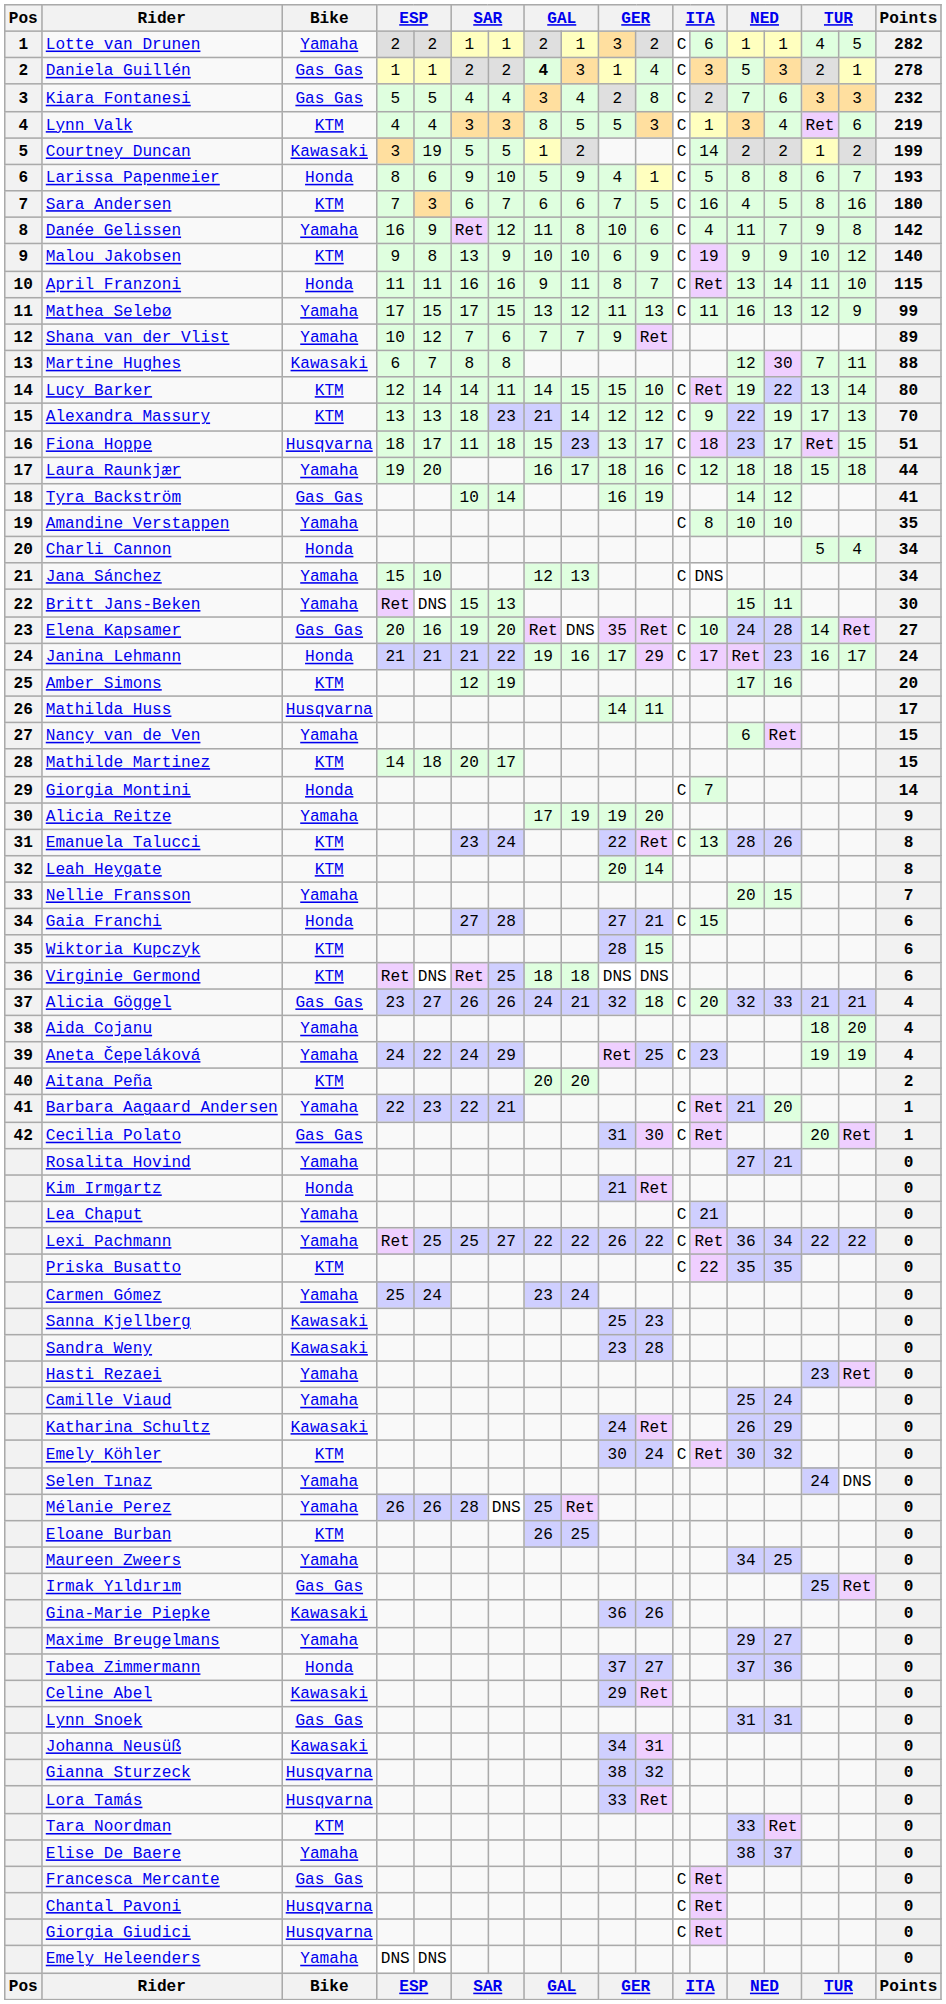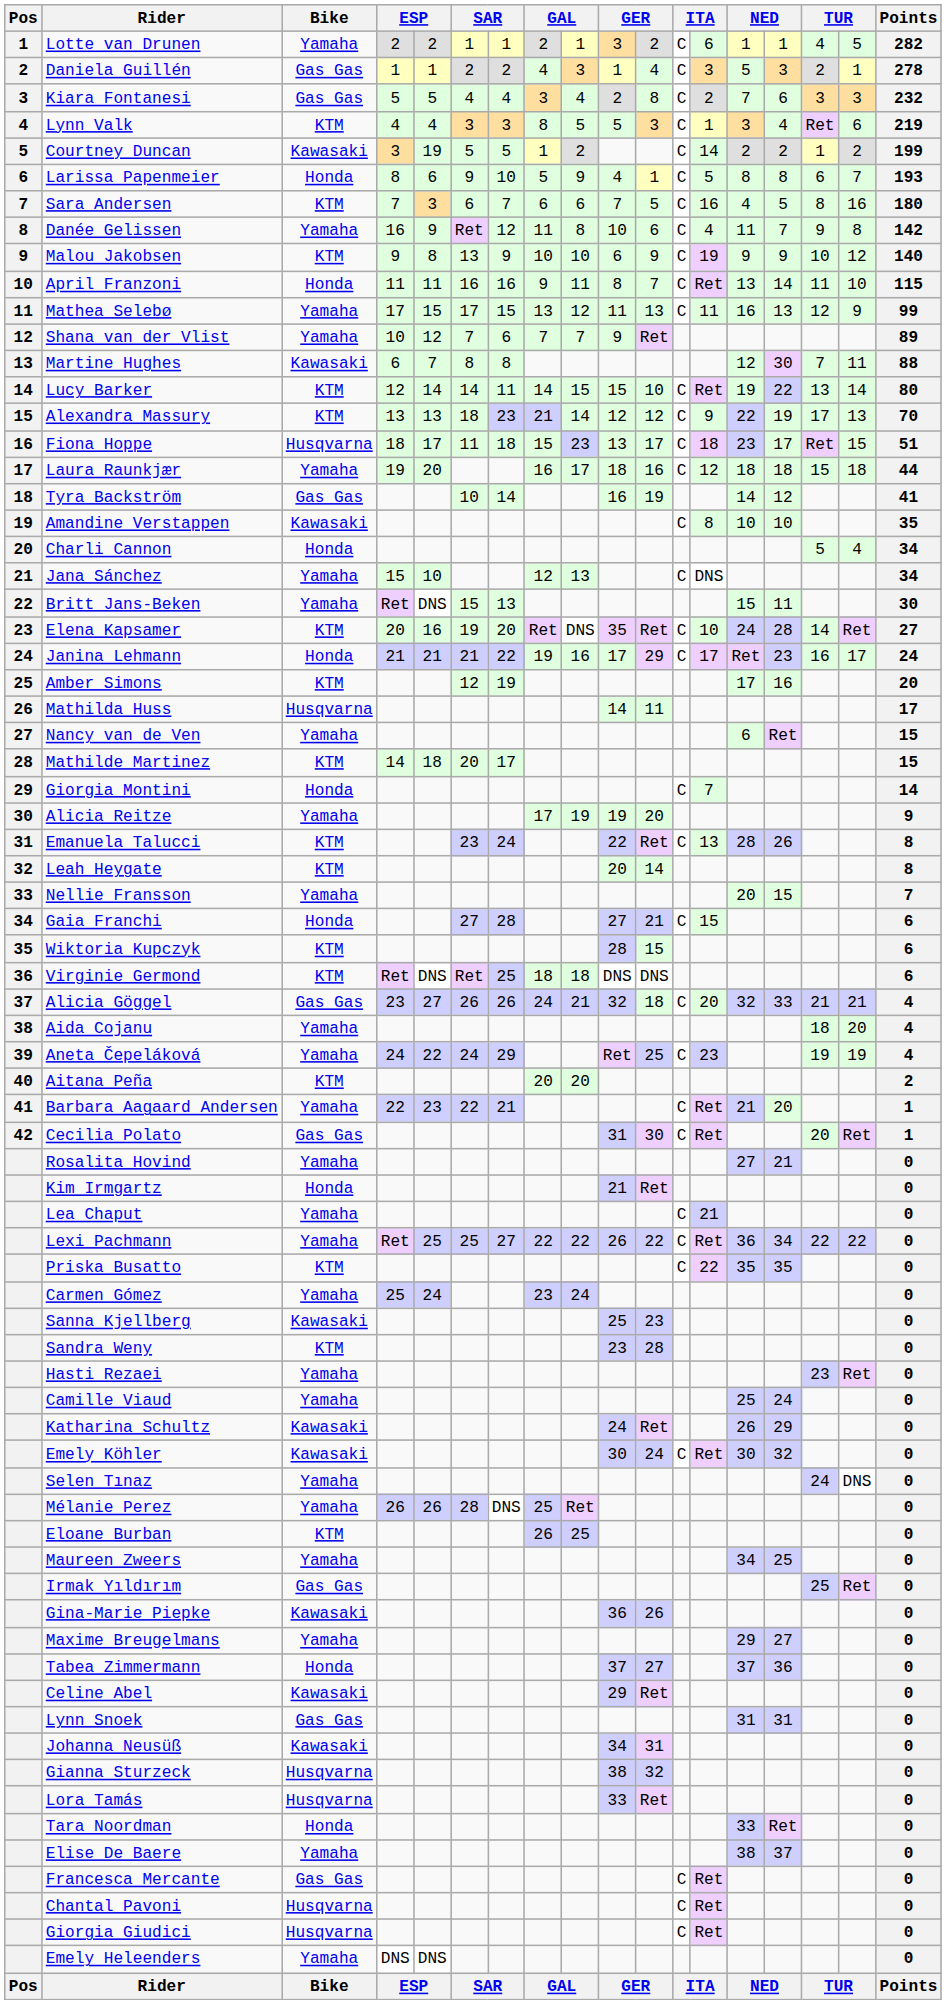(543, 72) bold -> (543, 72) normal
(329, 524) Yamaha -> (329, 524) Kawasaki
(329, 630) Gas Gas -> (329, 630) KTM
(329, 1348) Kawasaki -> (329, 1348) KTM
(329, 1454) KTM -> (329, 1454) Kawasaki
(329, 1827) KTM -> (329, 1827) Honda
